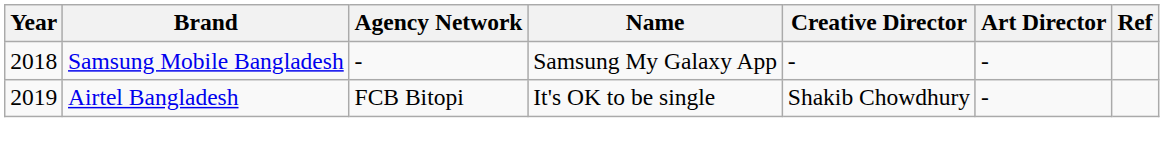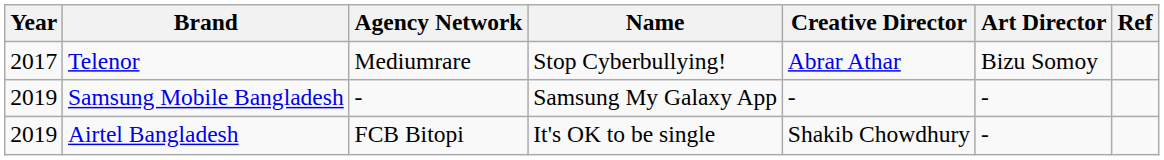+ row: (104, 60)
(34, 60) 2018 -> (34, 97) 2019
